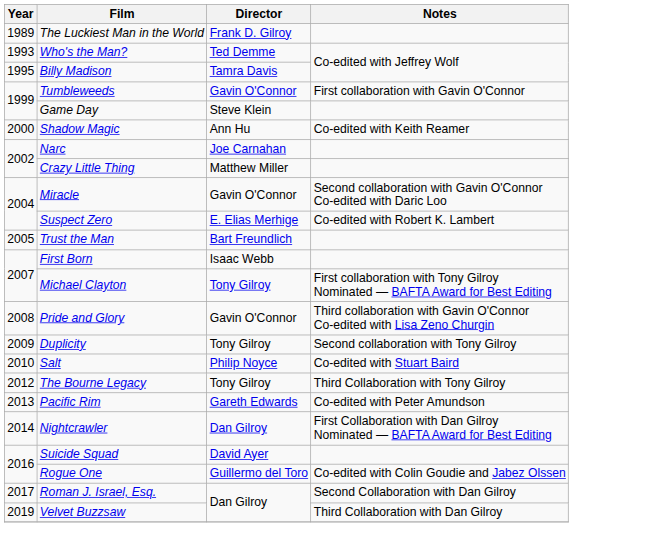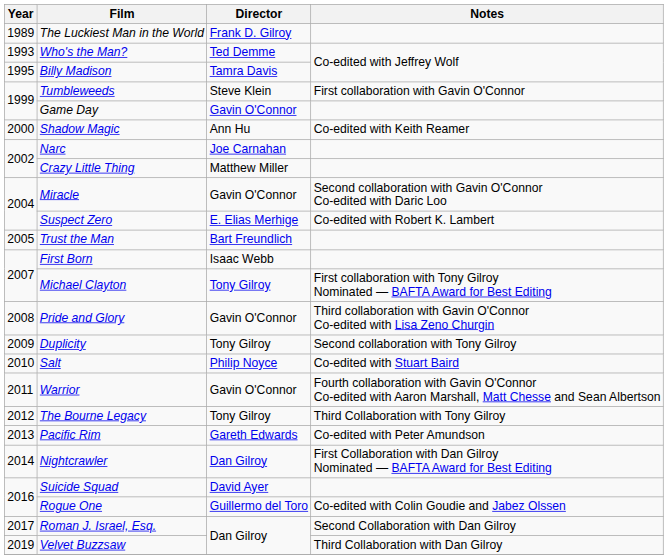(253, 91) Gavin O'Connor -> (240, 91) Steve Klein
(240, 110) Steve Klein -> (253, 110) Gavin O'Connor
+ row: (60, 389)
